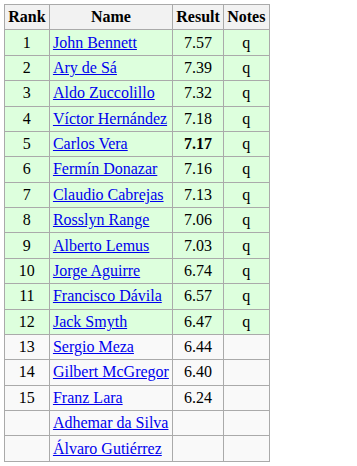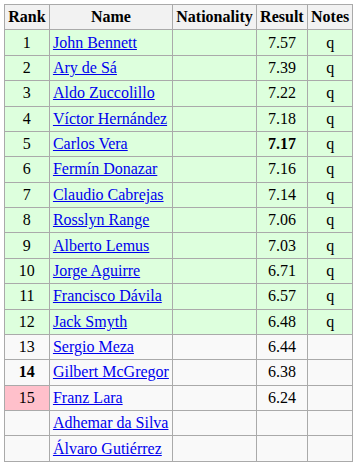+ column: (214, 17)
(198, 93) 7.32 -> (282, 93) 7.22
(198, 194) 7.13 -> (282, 194) 7.14
(198, 270) 6.74 -> (282, 270) 6.71
(198, 321) 6.47 -> (282, 321) 6.48
(27, 372) normal -> (27, 372) bold
(198, 372) 6.40 -> (282, 372) 6.38
(27, 397) no background -> (27, 397) pink background
